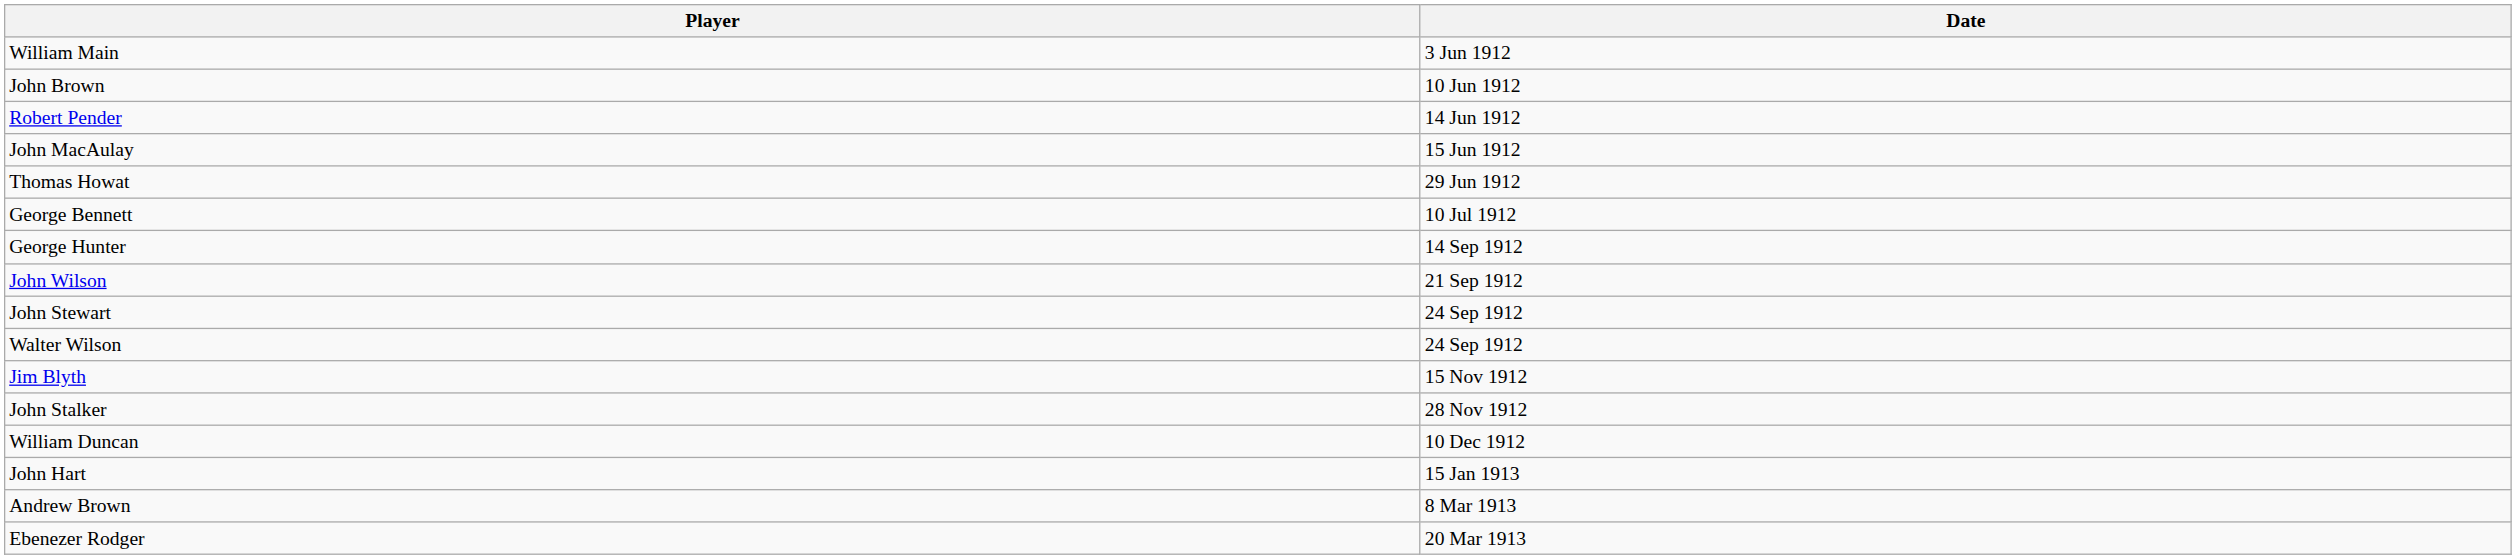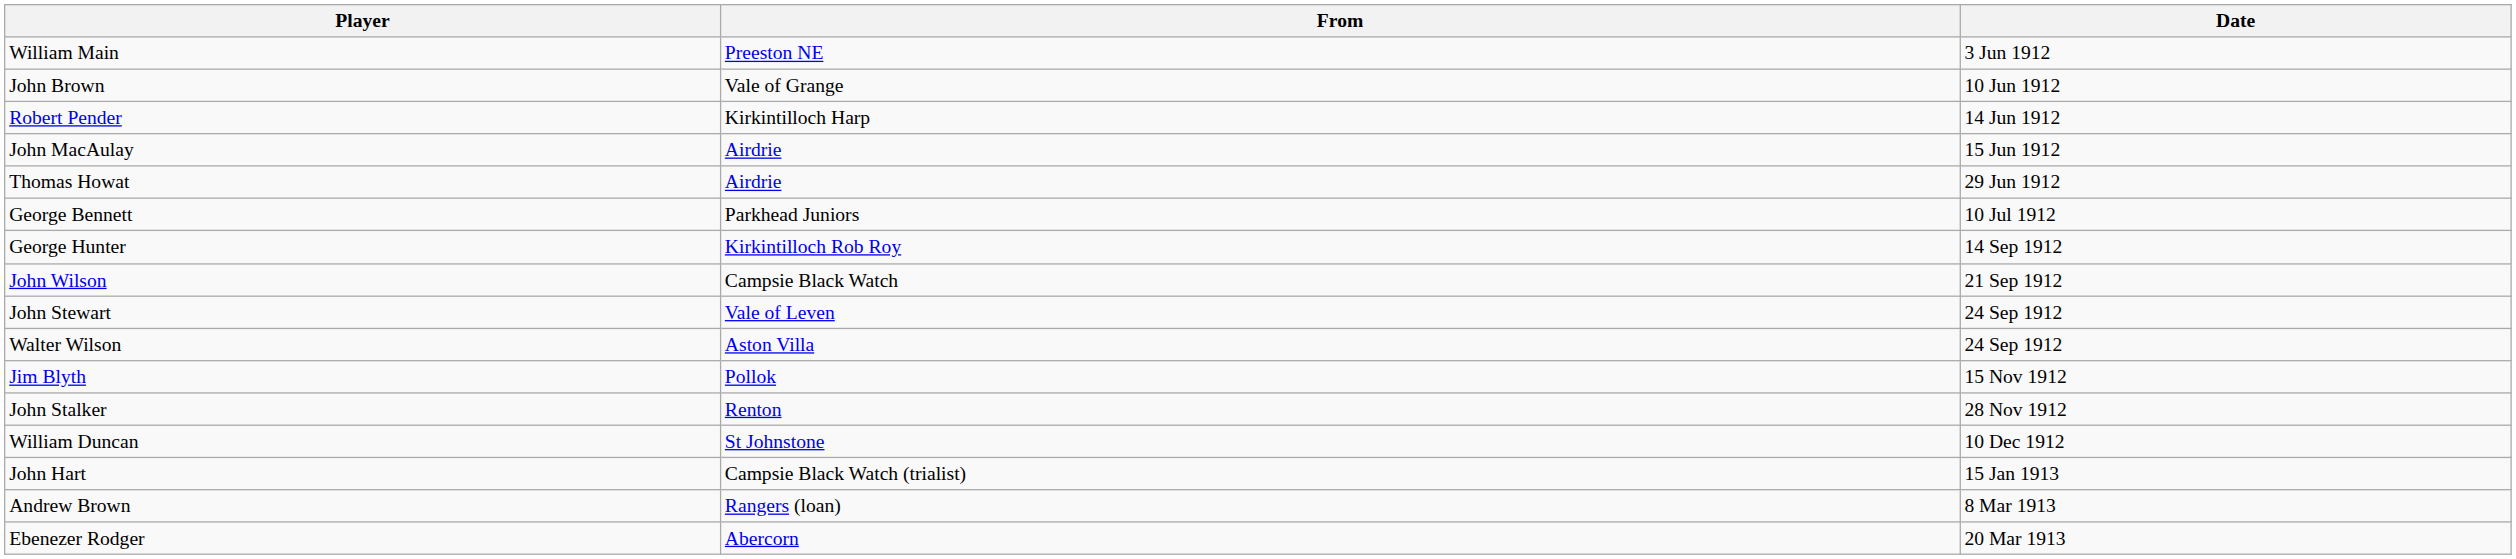+ column: (1340, 20)
